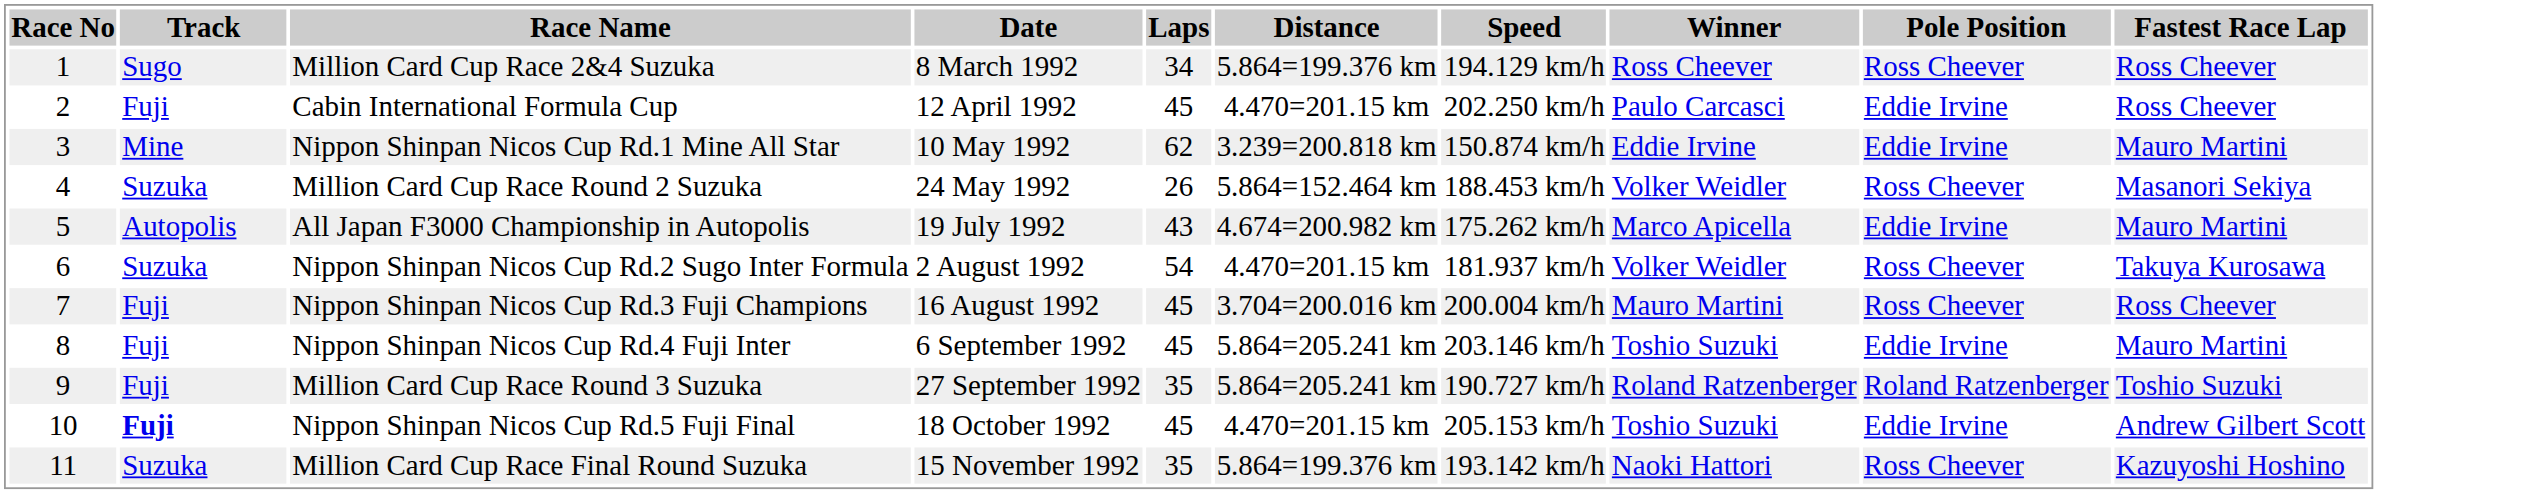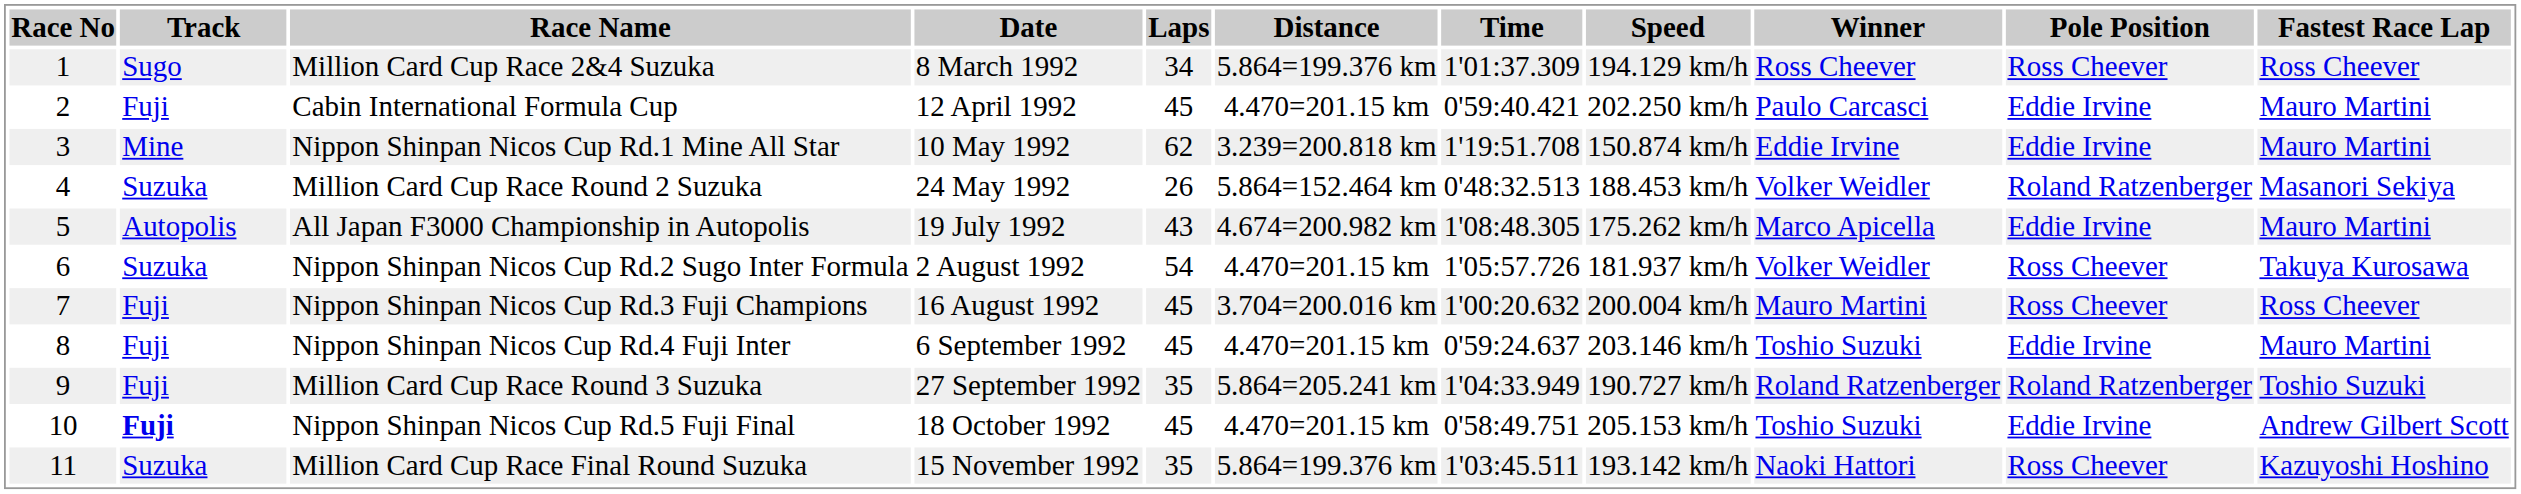+ column: (1512, 27)
(2196, 106) Ross Cheever -> (2345, 106) Mauro Martini
(1944, 186) Ross Cheever -> (2130, 186) Roland Ratzenberger
(1327, 345) 5.864=205.241 km -> (1327, 345) 4.470=201.15 km
